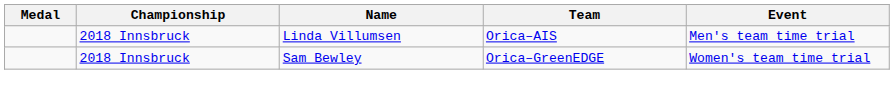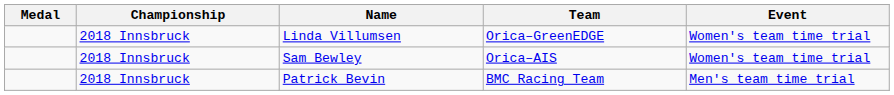(521, 37) Orica–AIS -> (545, 37) Orica–GreenEDGE
(772, 37) Men's team time trial -> (780, 37) Women's team time trial
(545, 58) Orica–GreenEDGE -> (521, 58) Orica–AIS
+ row: (334, 79)
